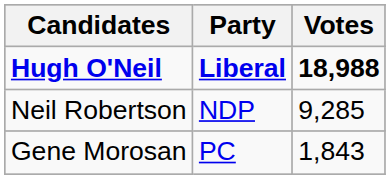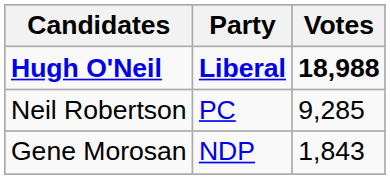(227, 109) NDP -> (217, 109) PC
(217, 151) PC -> (227, 151) NDP
